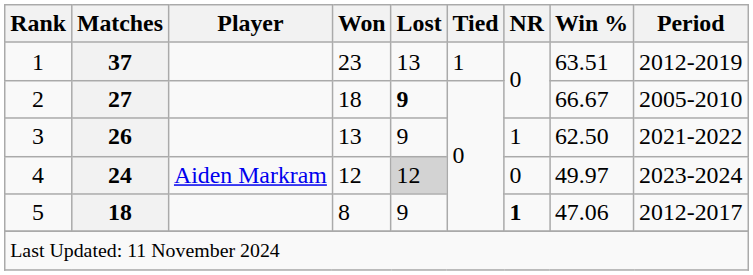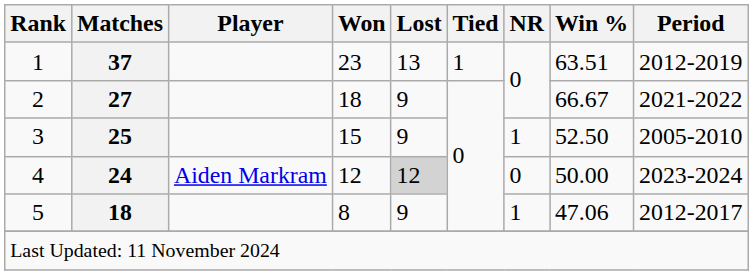(403, 99) bold -> (403, 99) normal
(691, 99) 2005-2010 -> (691, 99) 2021-2022
(120, 136) 26 -> (120, 136) 25
(350, 136) 13 -> (350, 136) 15
(582, 136) 62.50 -> (582, 136) 52.50
(691, 136) 2021-2022 -> (691, 136) 2005-2010
(582, 174) 49.97 -> (582, 174) 50.00
(515, 212) bold -> (515, 212) normal
